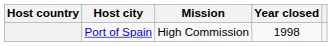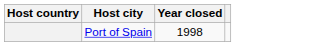- column: (203, 13)
